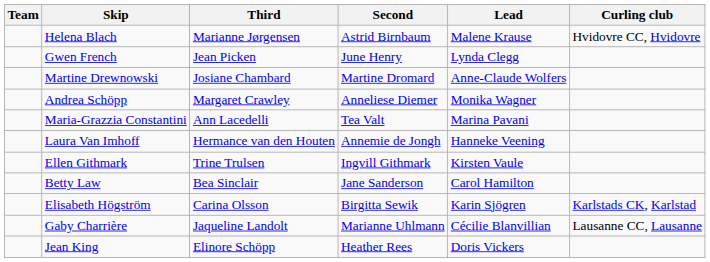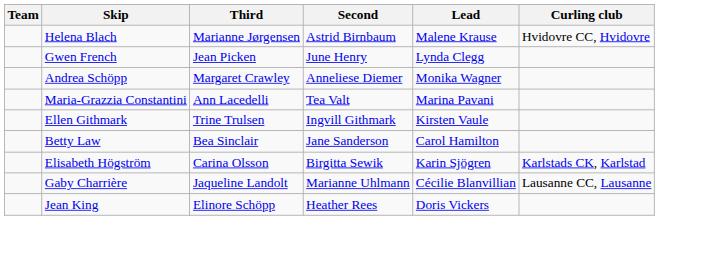- row: (101, 78)
- row: (92, 141)
